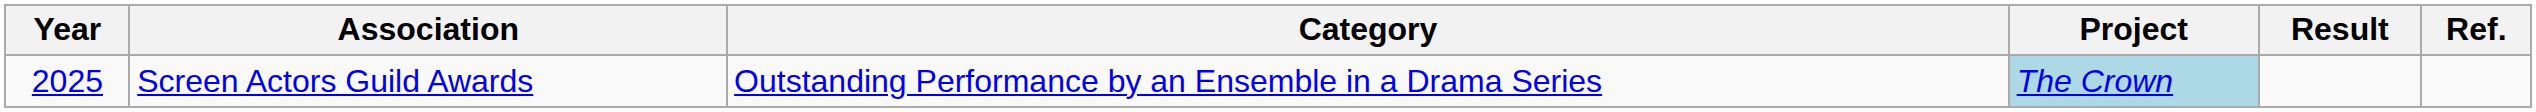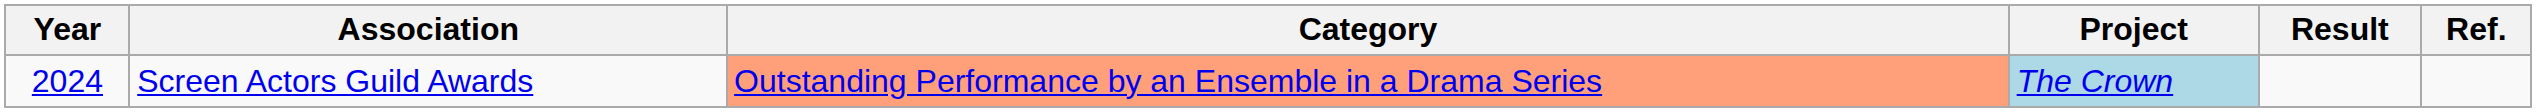(67, 80) 2025 -> (67, 80) 2024
(1168, 80) no background -> (1168, 80) lightsalmon background
